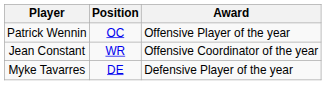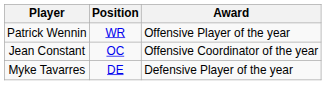(115, 32) OC -> (115, 32) WR
(115, 51) WR -> (115, 51) OC
